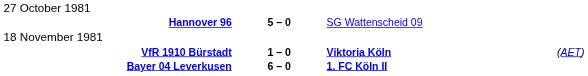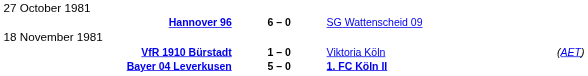(279, 23) 5 – 0 -> (279, 23) 6 – 0
(359, 52) bold -> (356, 52) normal
(279, 66) 6 – 0 -> (279, 66) 5 – 0
